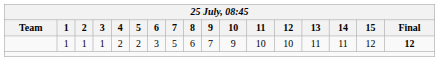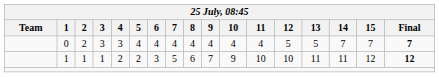+ row: (66, 43)
